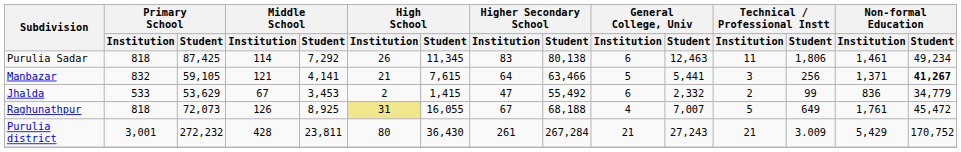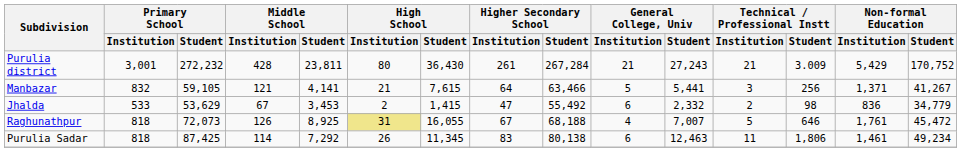rows swapped: (47, 59) <-> (32, 133)
(932, 76) bold -> (932, 88) normal
(811, 93) 99 -> (811, 105) 98
(811, 110) 649 -> (811, 122) 646
